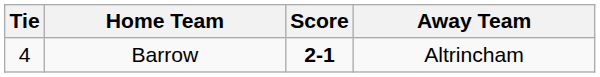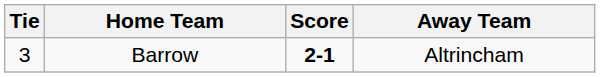(25, 54) 4 -> (25, 54) 3
